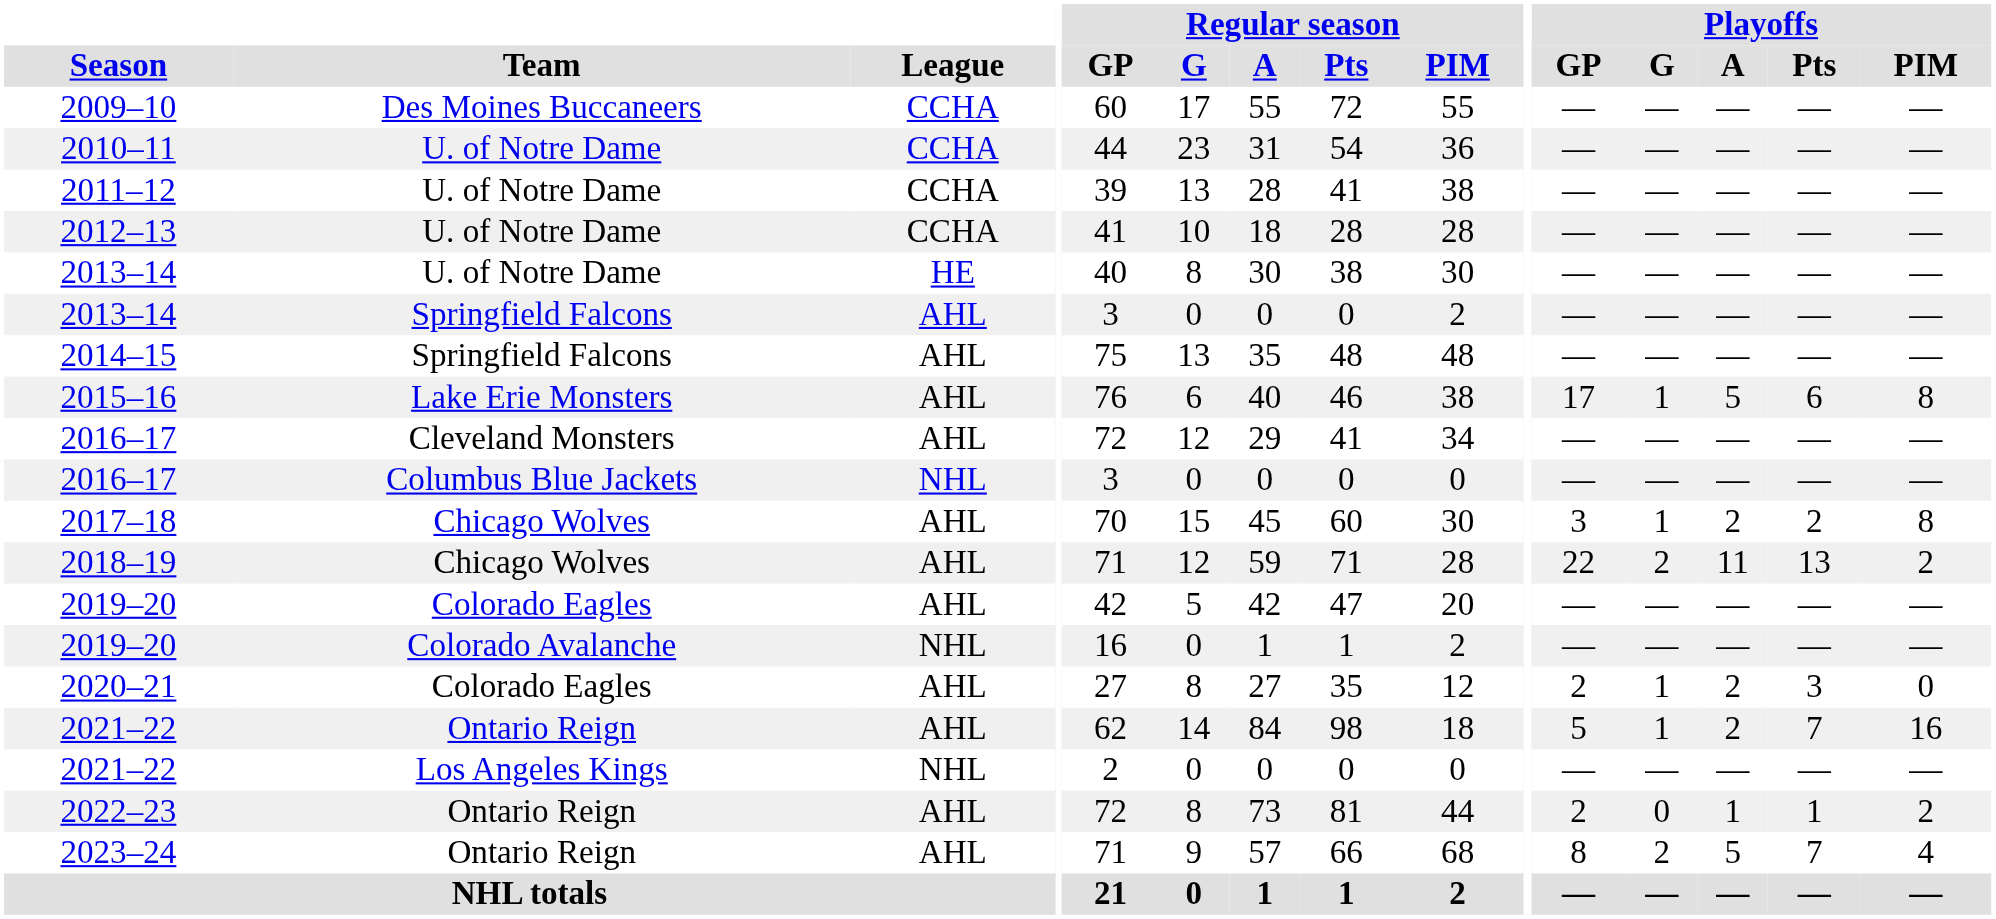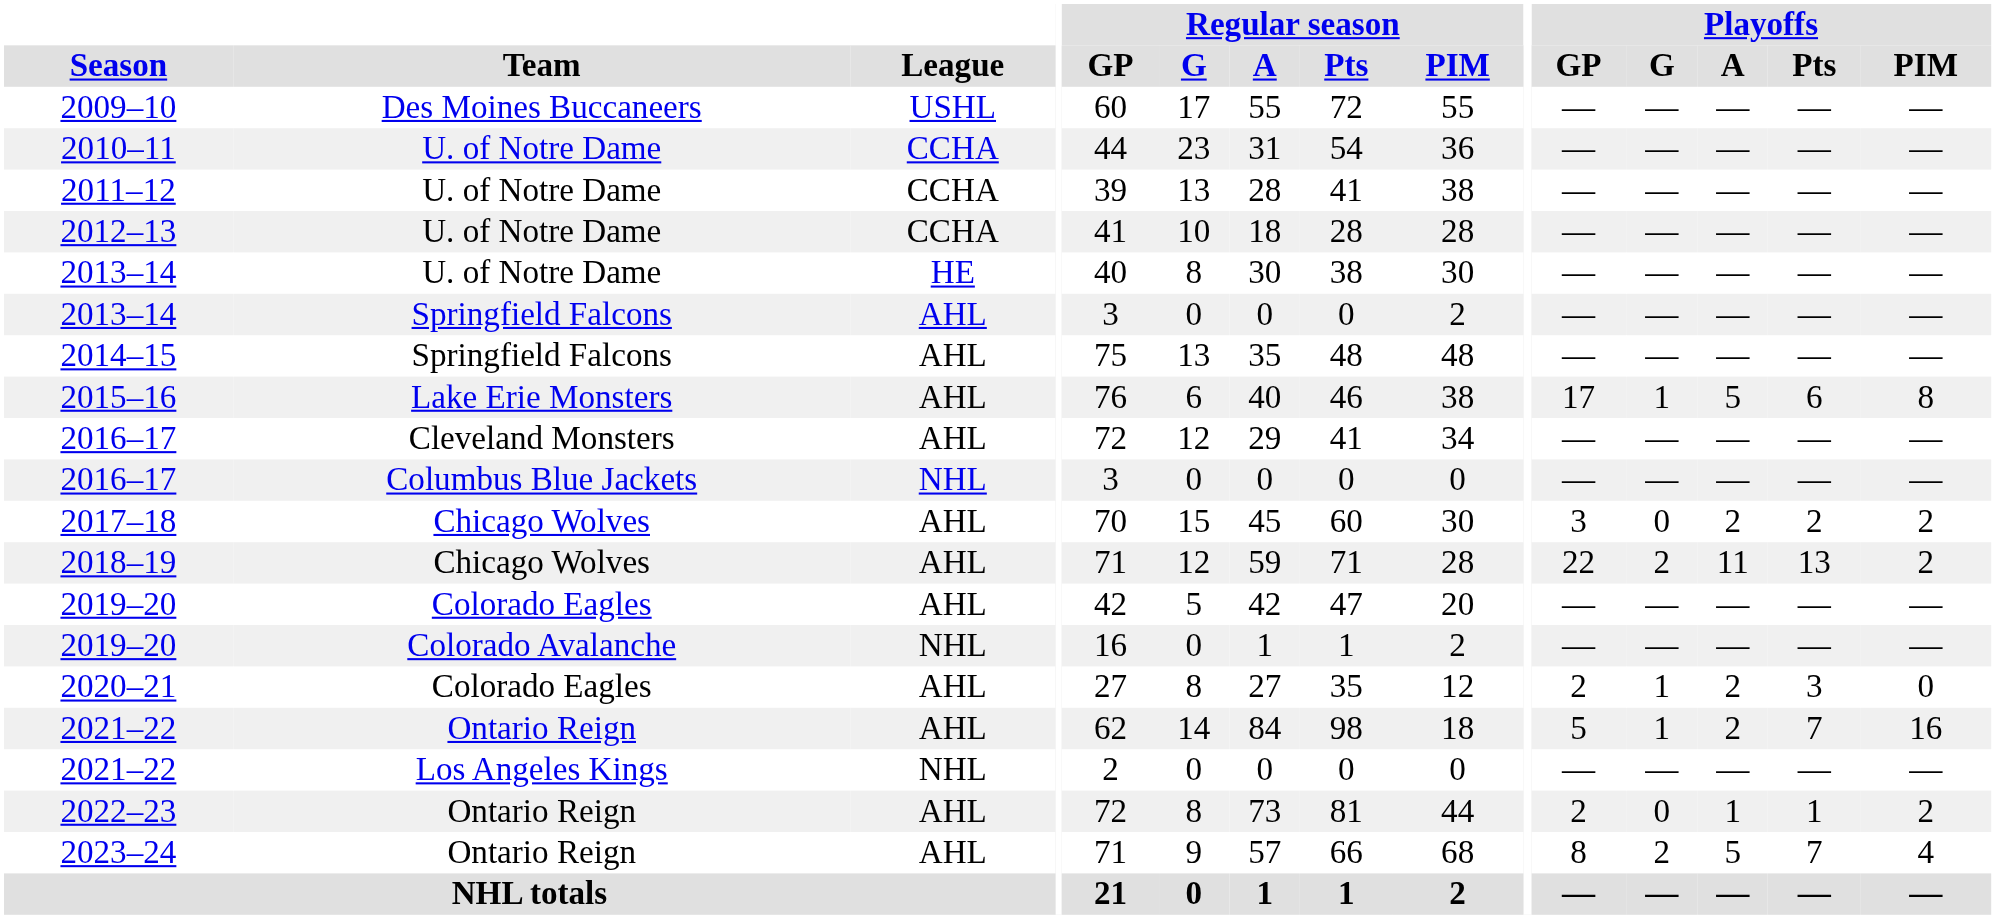(953, 106) CCHA -> (953, 106) USHL
(1662, 520) 1 -> (1662, 520) 0
(1926, 520) 8 -> (1926, 520) 2
